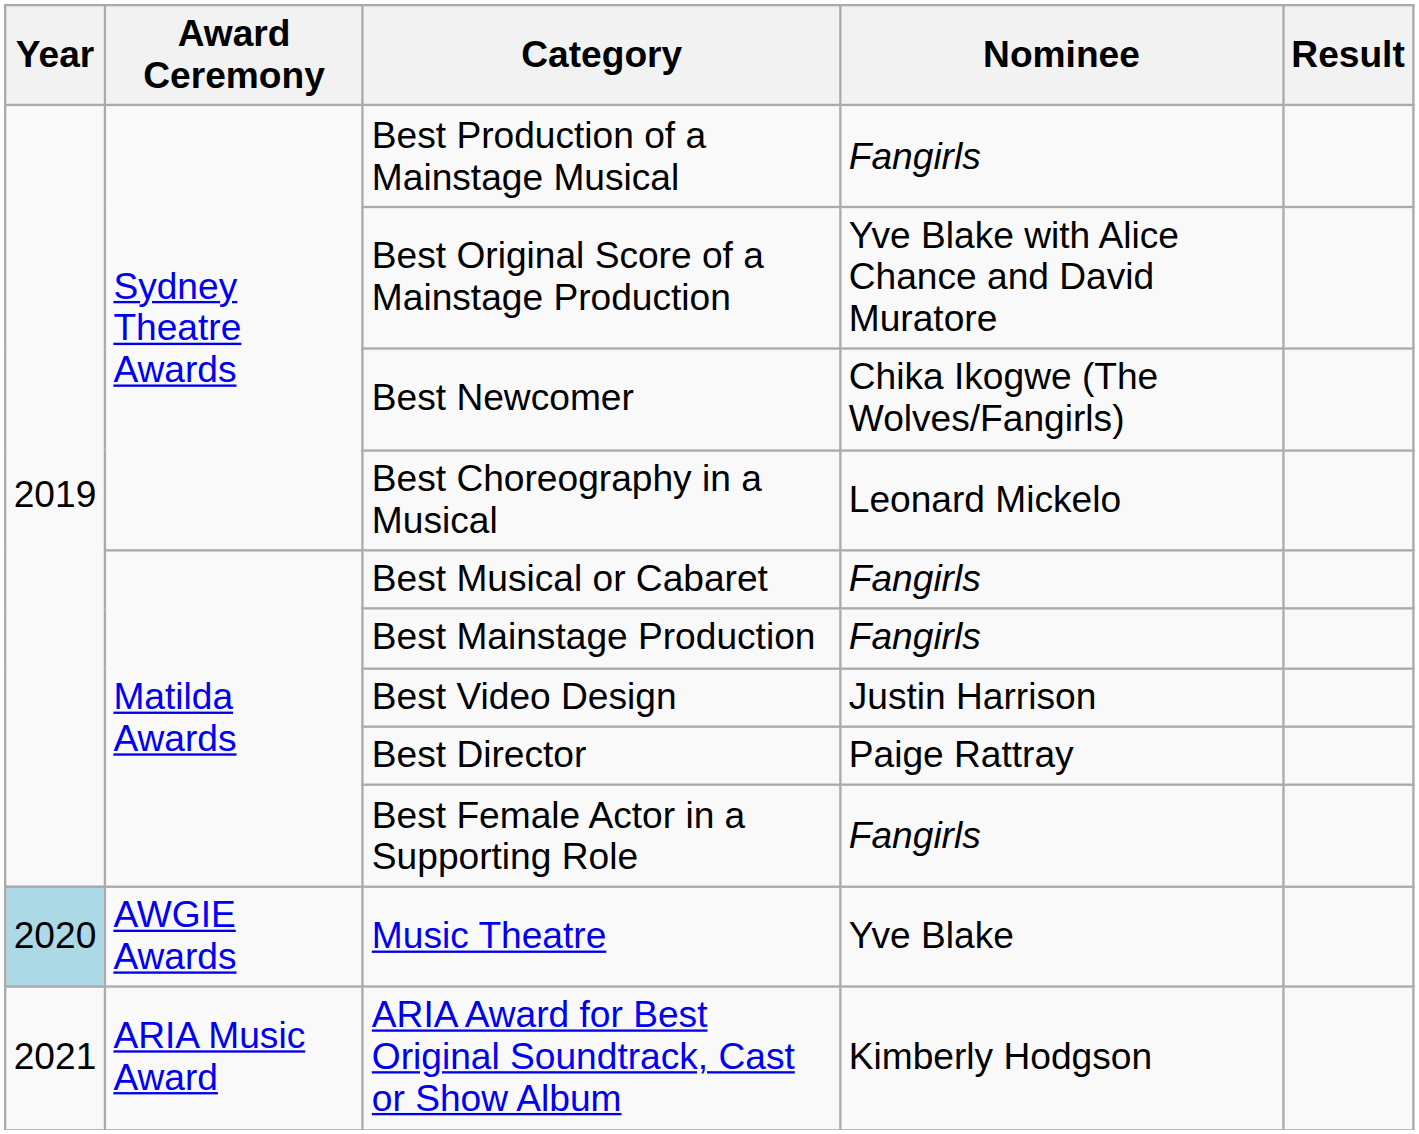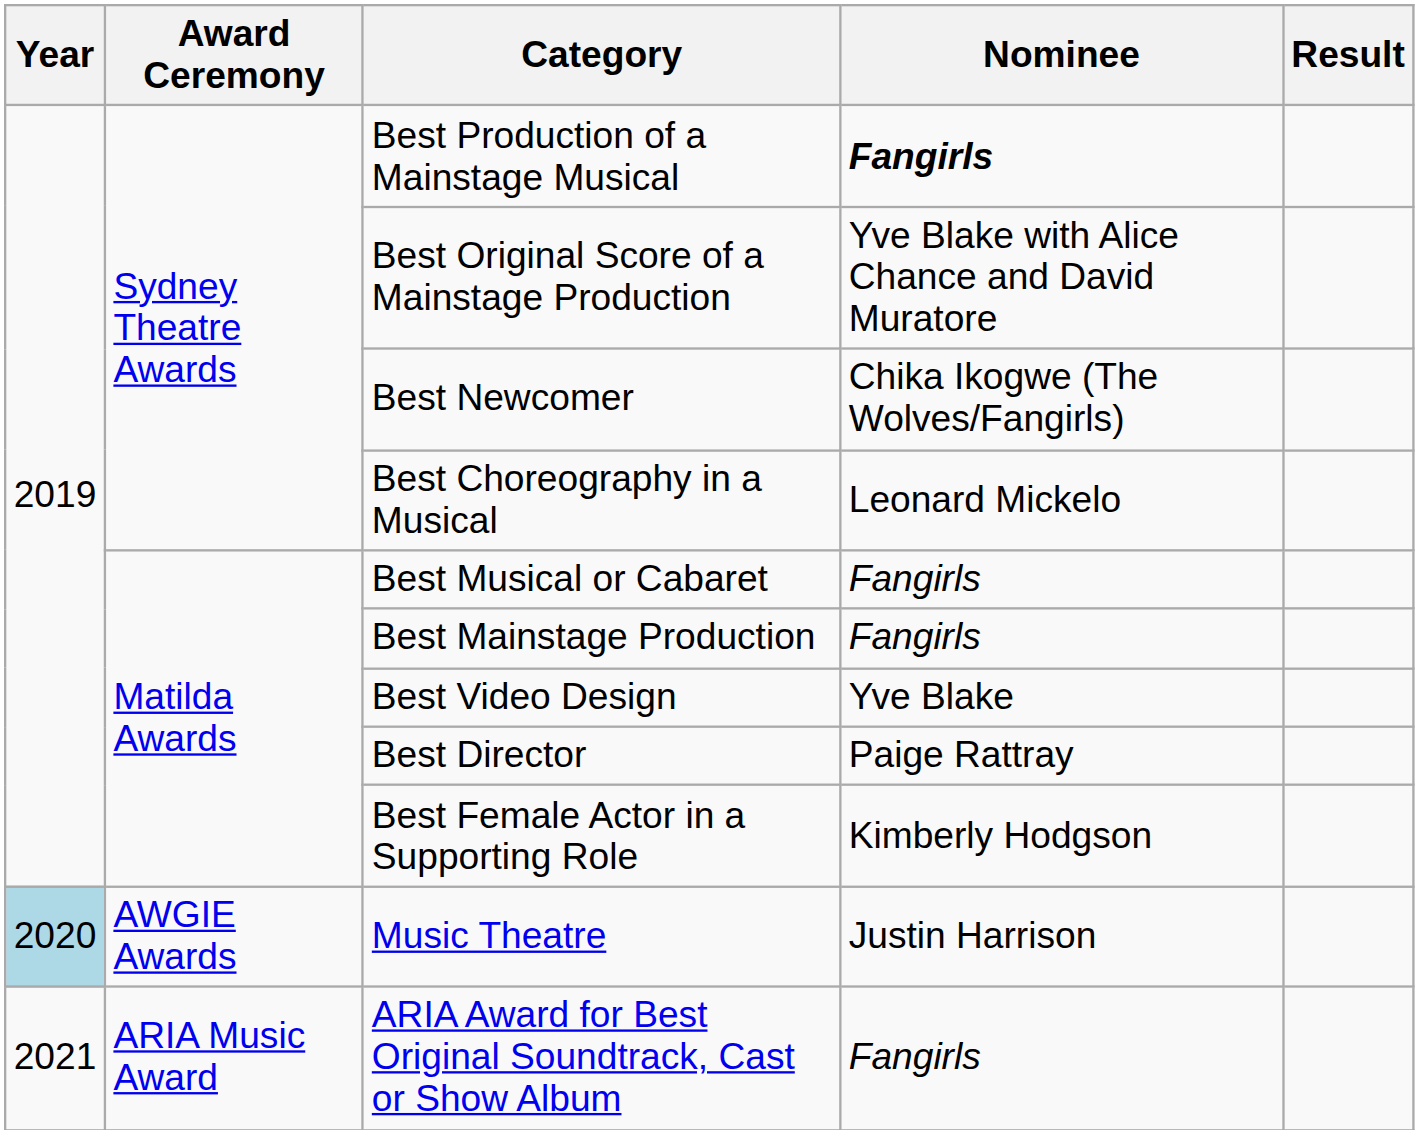(915, 155) normal -> (921, 155) bold
(973, 696) Justin Harrison -> (931, 696) Yve Blake
(915, 835) Fangirls -> (1000, 835) Kimberly Hodgson
(931, 935) Yve Blake -> (973, 935) Justin Harrison
(1000, 1057) Kimberly Hodgson -> (915, 1057) Fangirls
